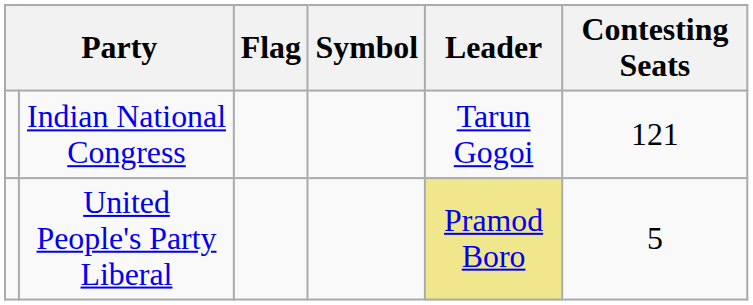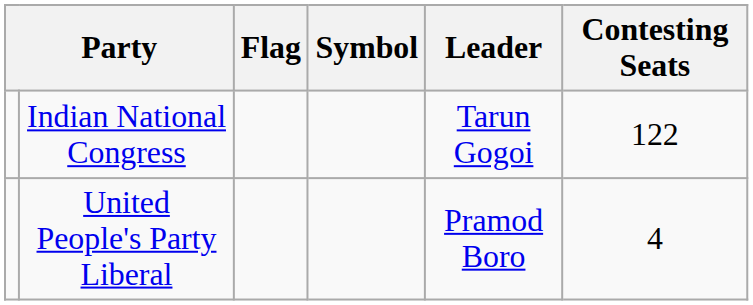(655, 133) 121 -> (655, 133) 122
(494, 238) khaki background -> (494, 238) no background
(655, 238) 5 -> (655, 238) 4
